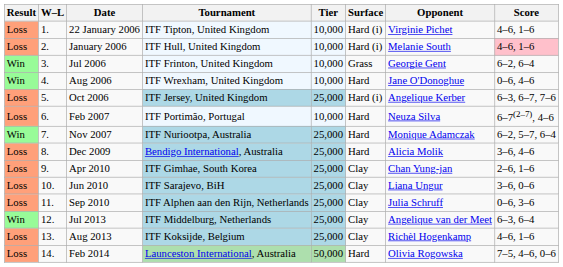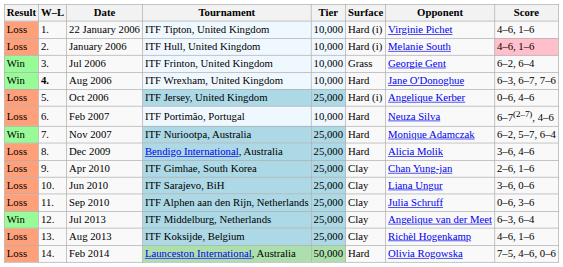(45, 81) normal -> (45, 81) bold
(516, 81) 0–6, 4–6 -> (526, 81) 6–3, 6–7, 7–6
(526, 98) 6–3, 6–7, 7–6 -> (516, 98) 0–6, 4–6
